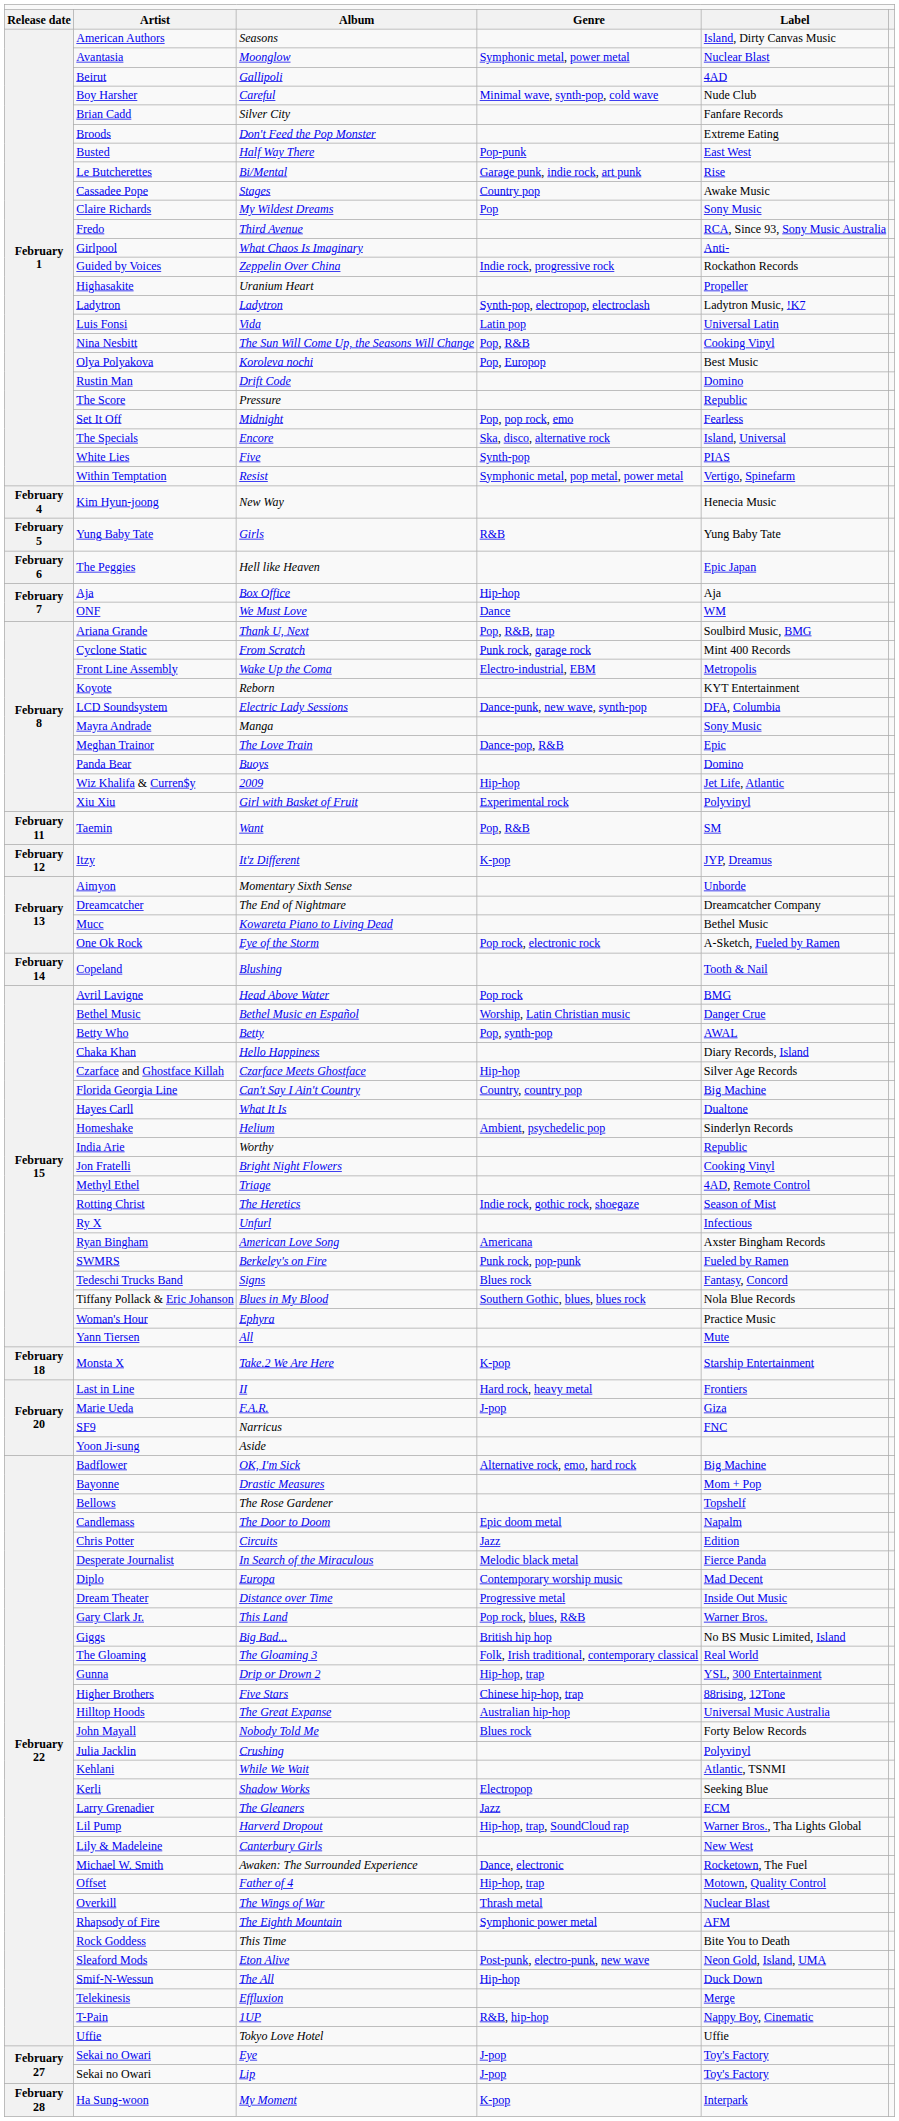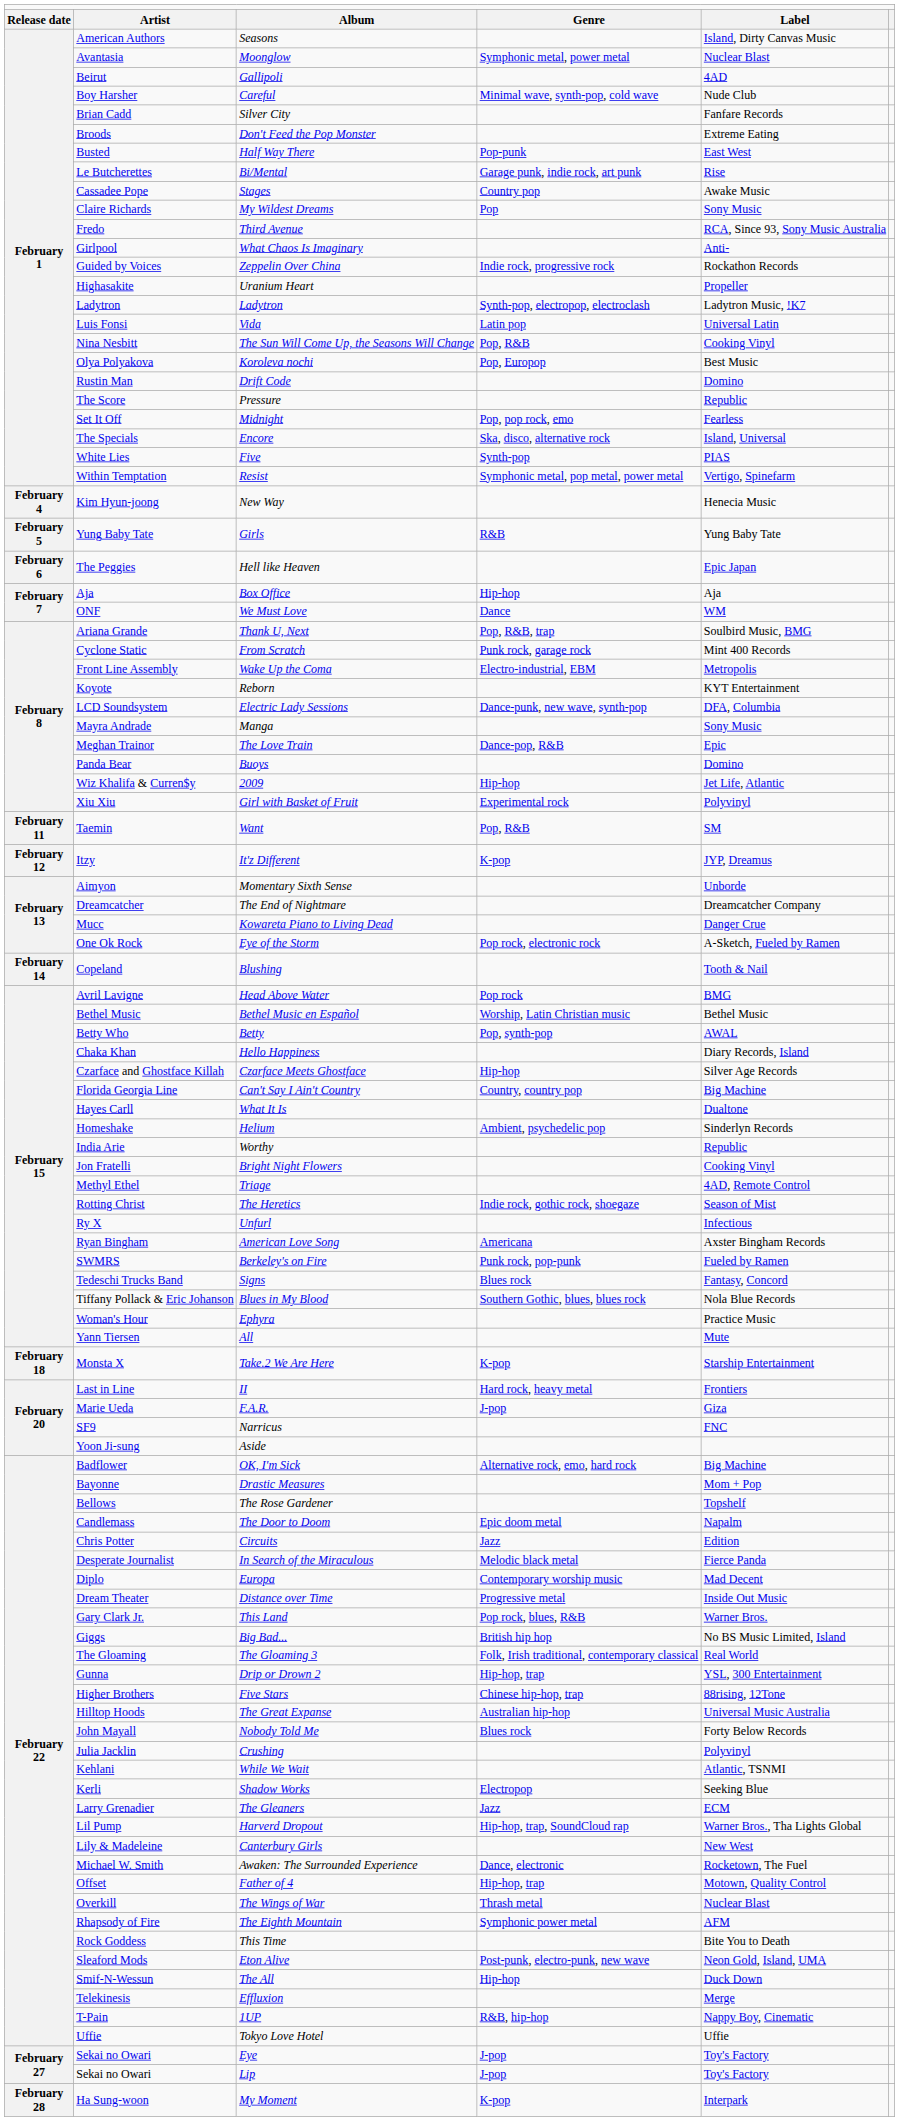(736, 924) Bethel Music -> (735, 924) Danger Crue
(735, 1014) Danger Crue -> (736, 1014) Bethel Music
